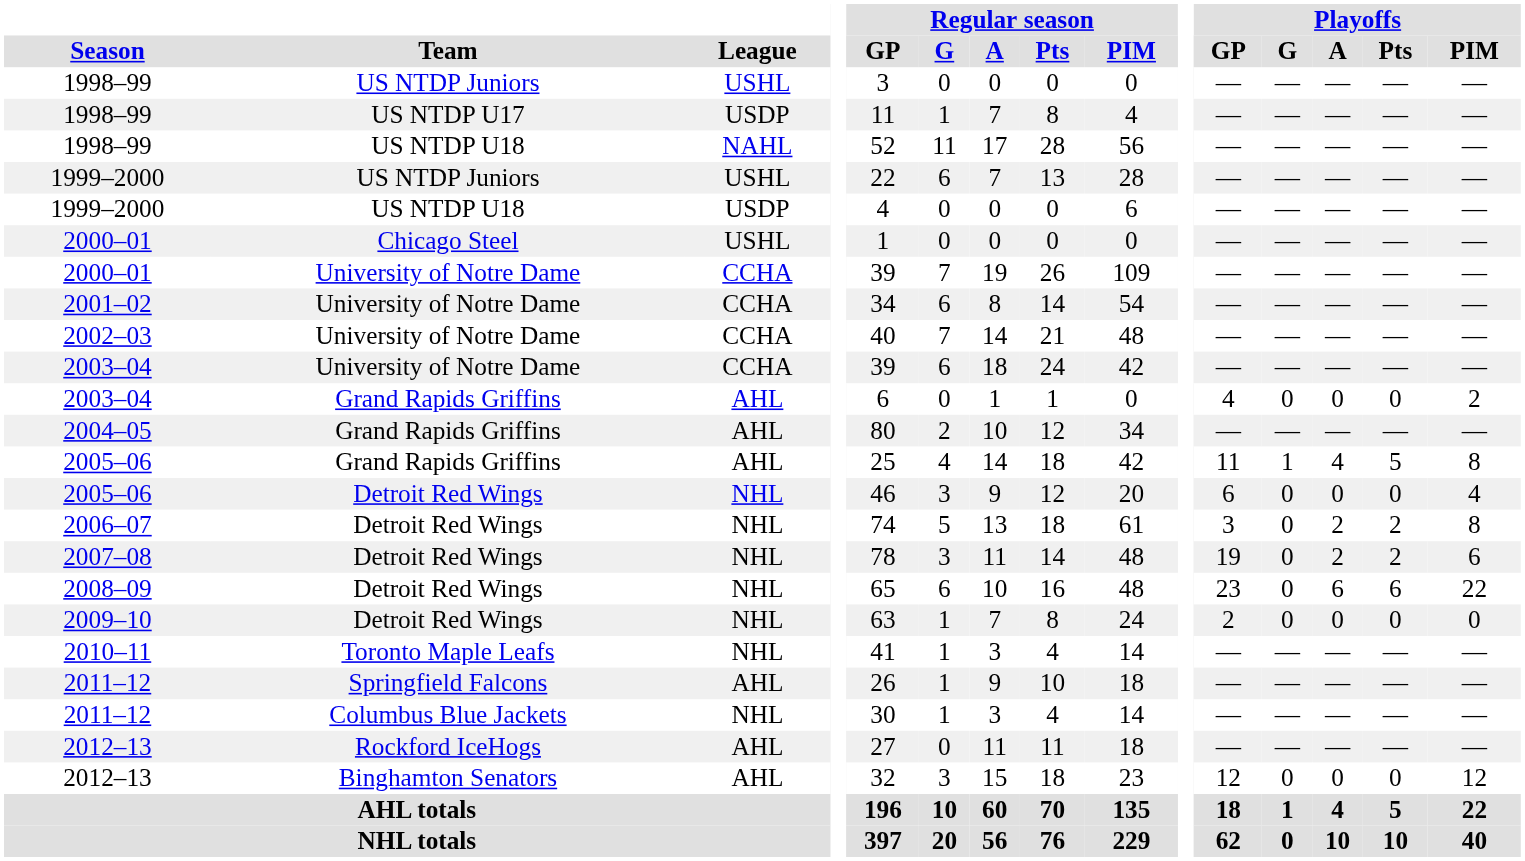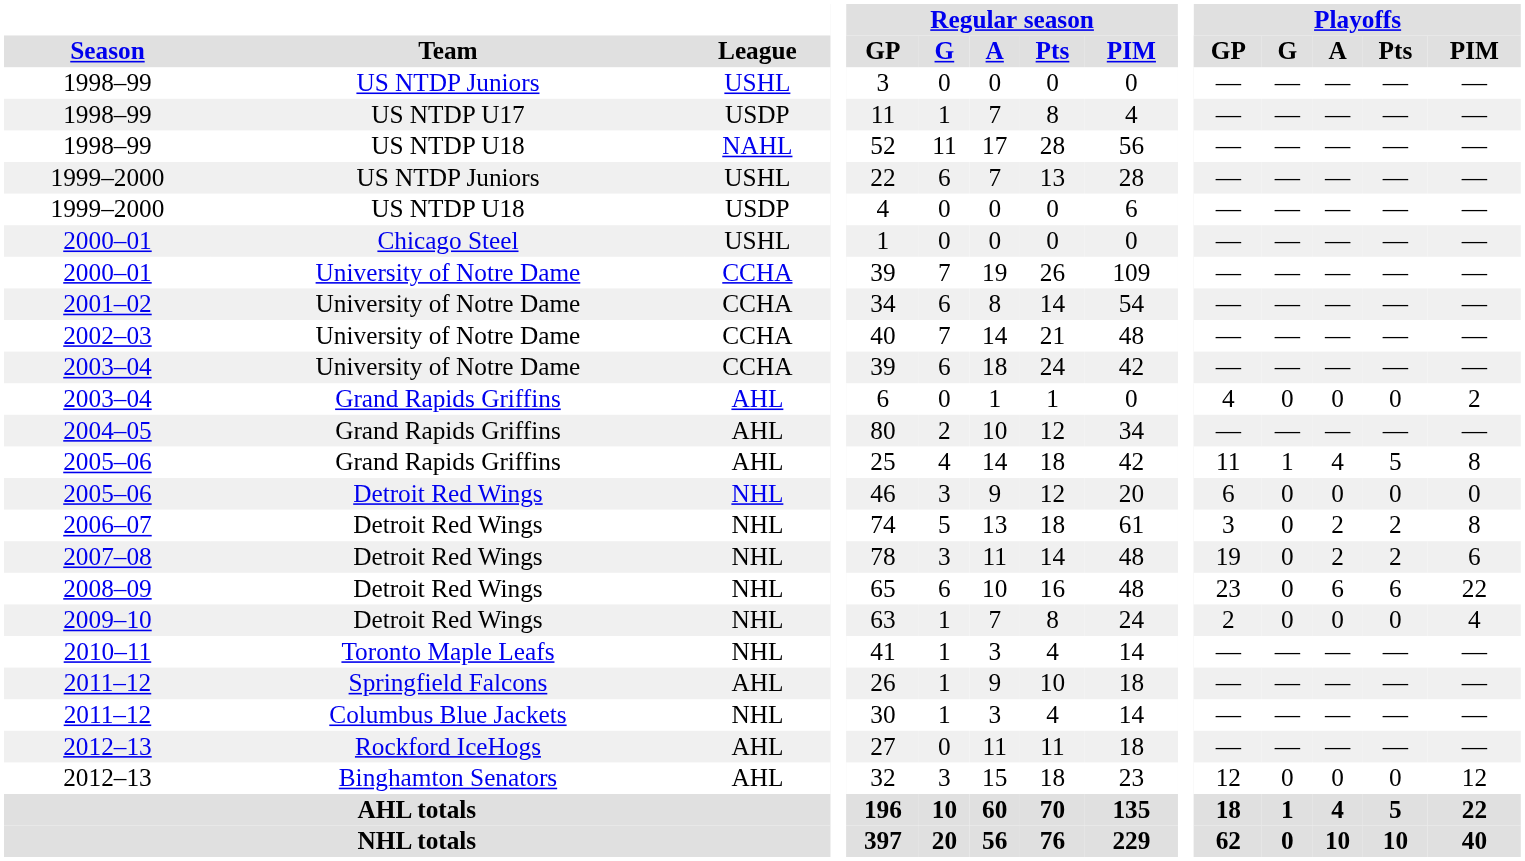(1474, 493) 4 -> (1474, 493) 0
(1474, 619) 0 -> (1474, 619) 4
